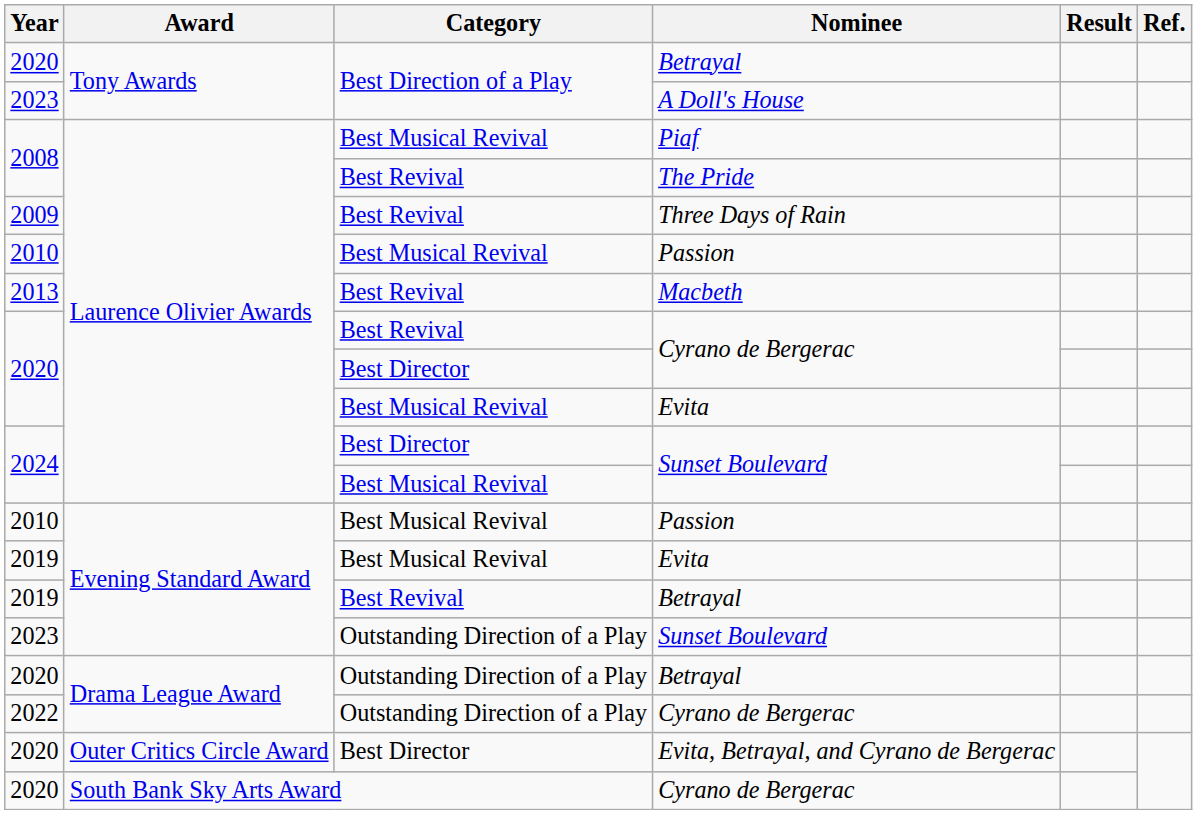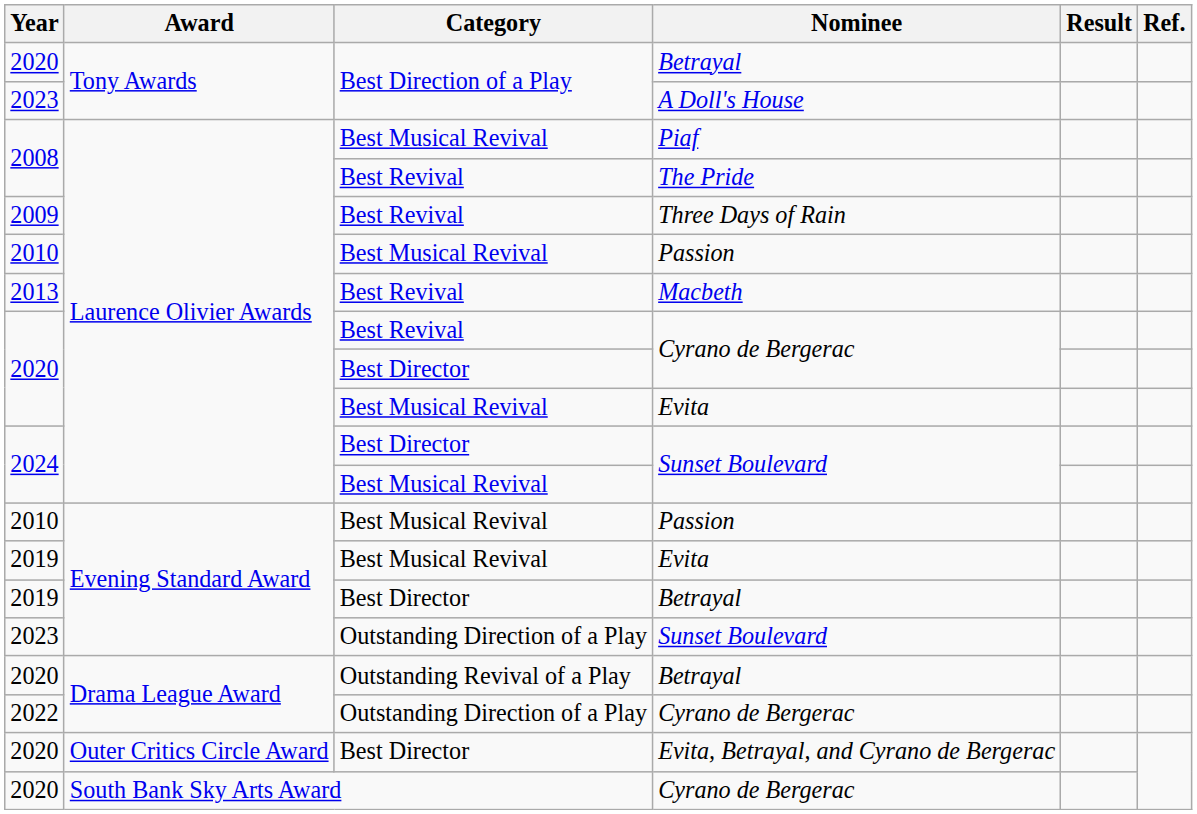(402, 598) Best Revival -> (404, 598) Best Director
(493, 675) Outstanding Direction of a Play -> (485, 675) Outstanding Revival of a Play
